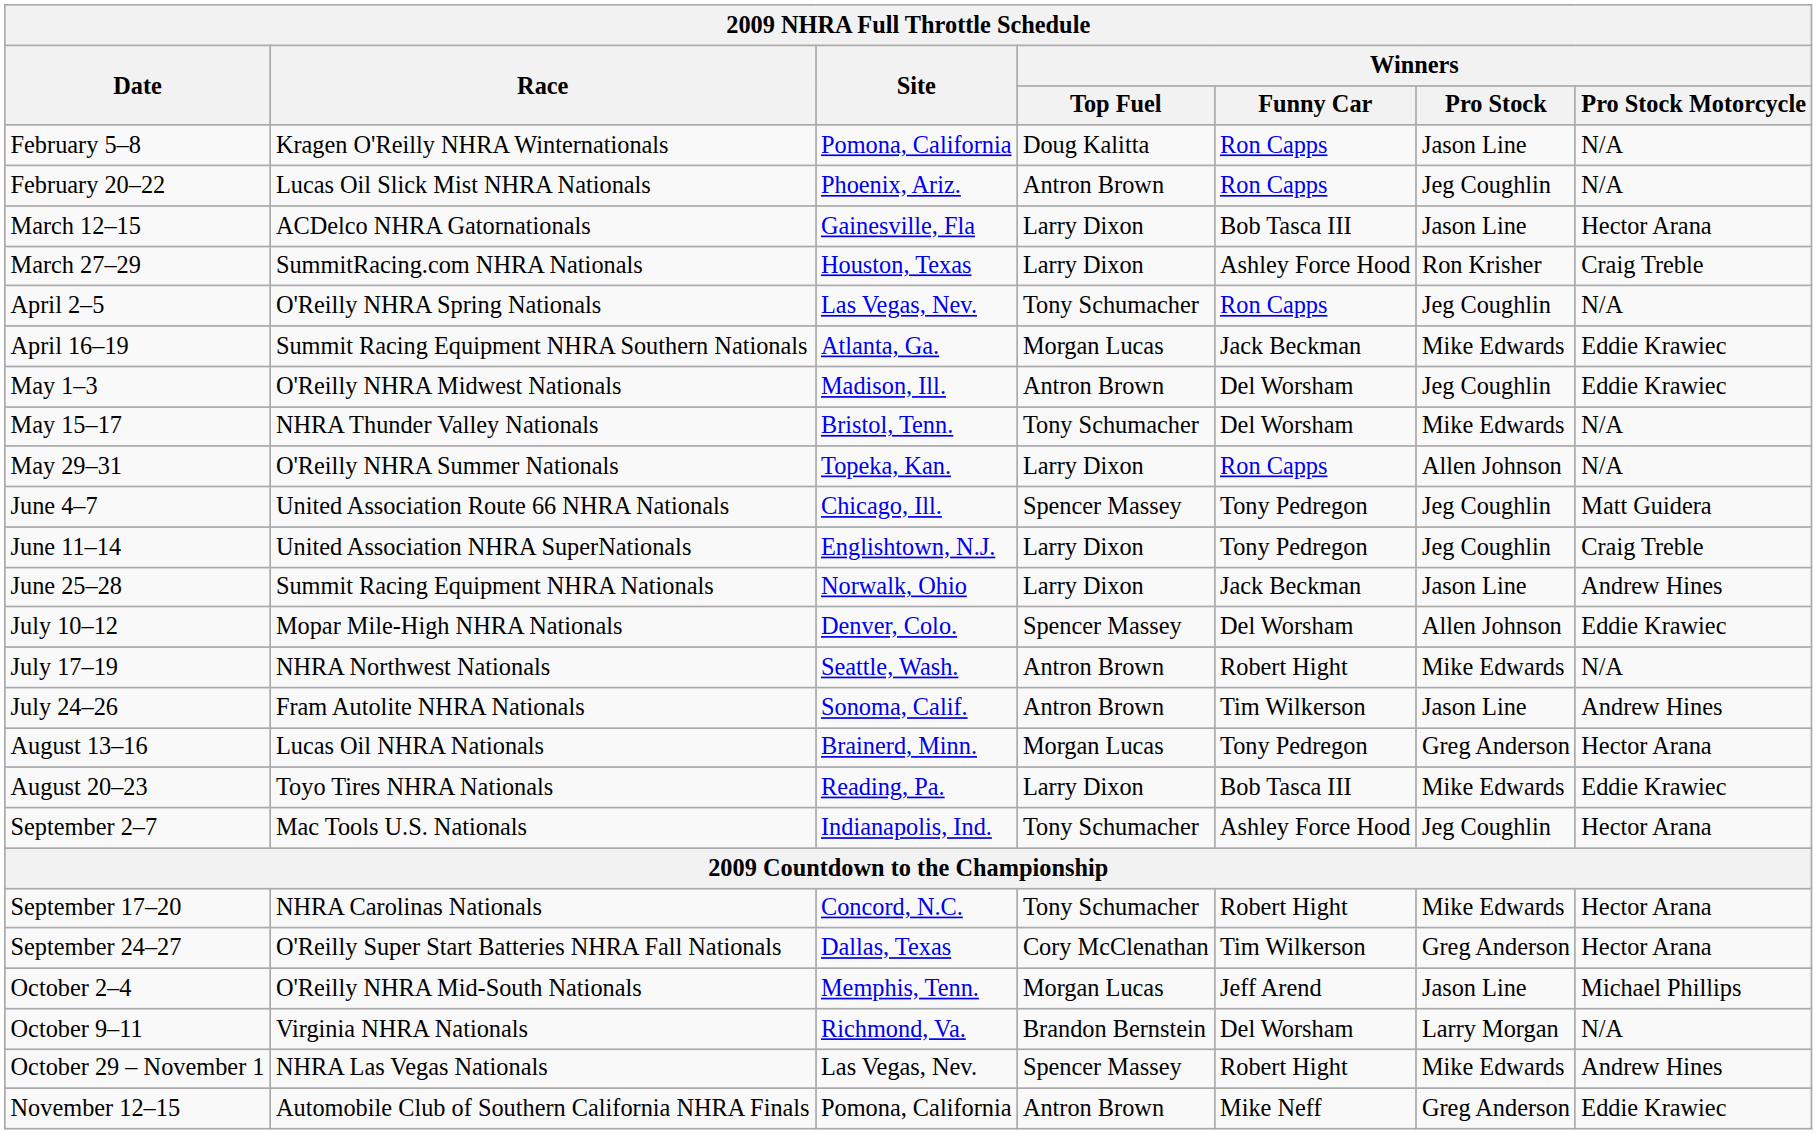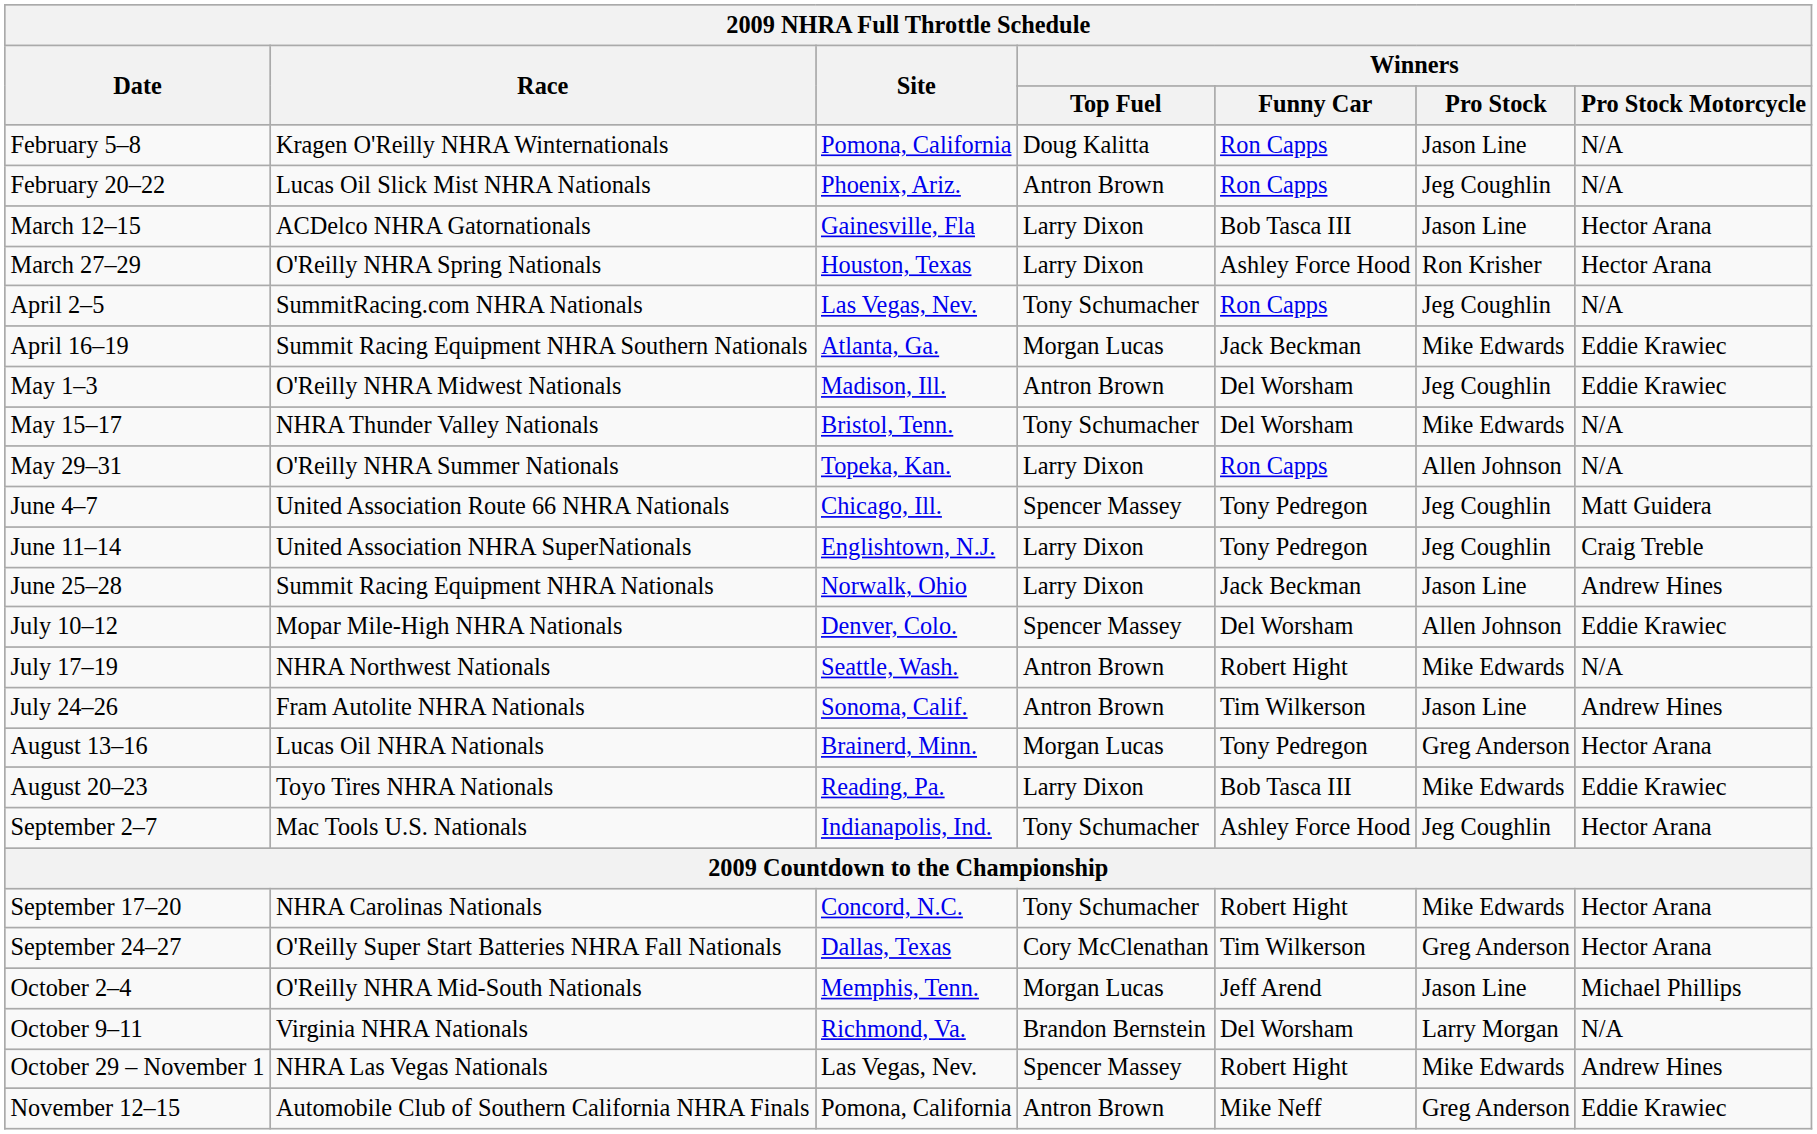(459, 265) SummitRacing.com NHRA Nationals -> (439, 265) O'Reilly NHRA Spring Nationals
(1642, 265) Craig Treble -> (1646, 265) Hector Arana
(439, 305) O'Reilly NHRA Spring Nationals -> (459, 305) SummitRacing.com NHRA Nationals
